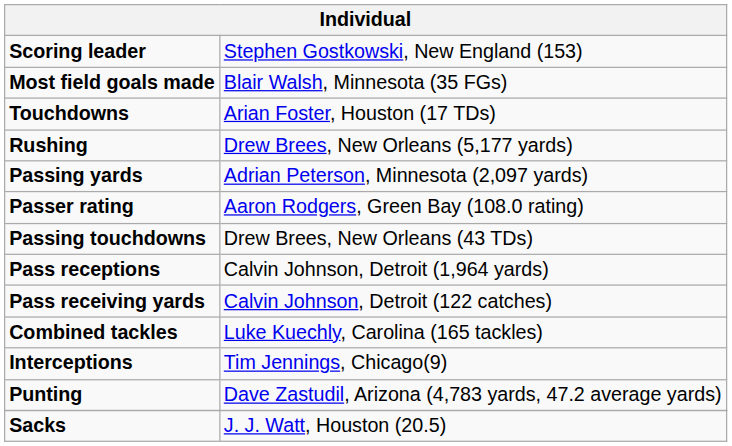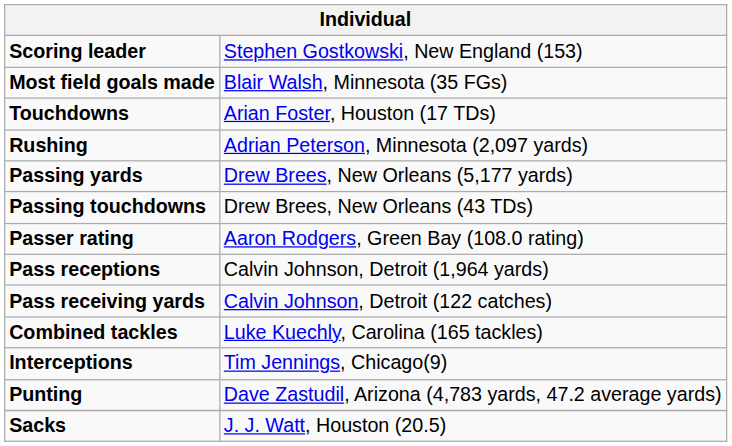(398, 144) Drew Brees, New Orleans (5,177 yards) -> (406, 144) Adrian Peterson, Minnesota (2,097 yards)
(406, 176) Adrian Peterson, Minnesota (2,097 yards) -> (398, 176) Drew Brees, New Orleans (5,177 yards)
rows swapped: (108, 238) <-> (72, 207)
